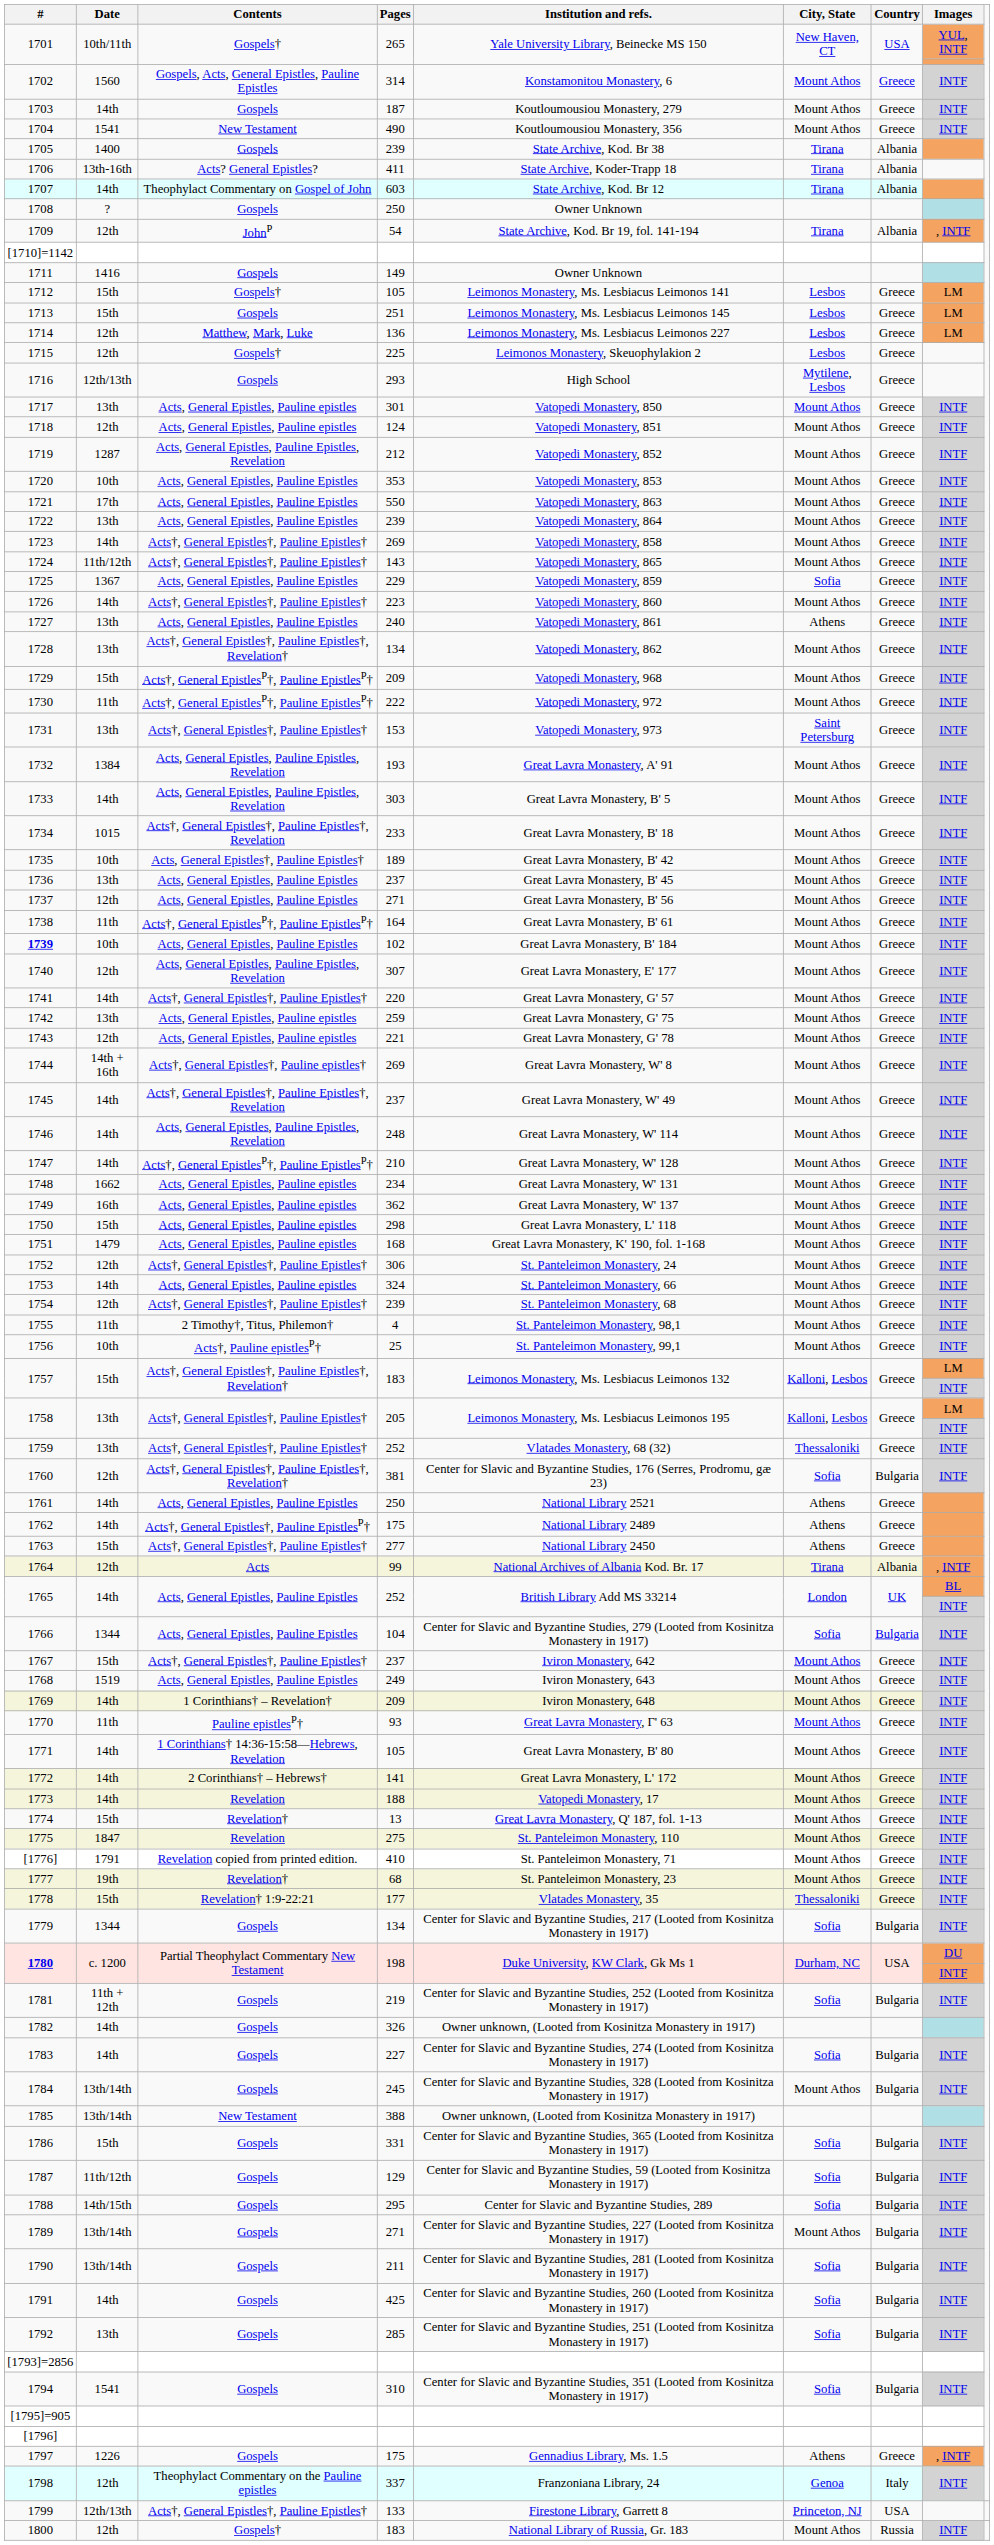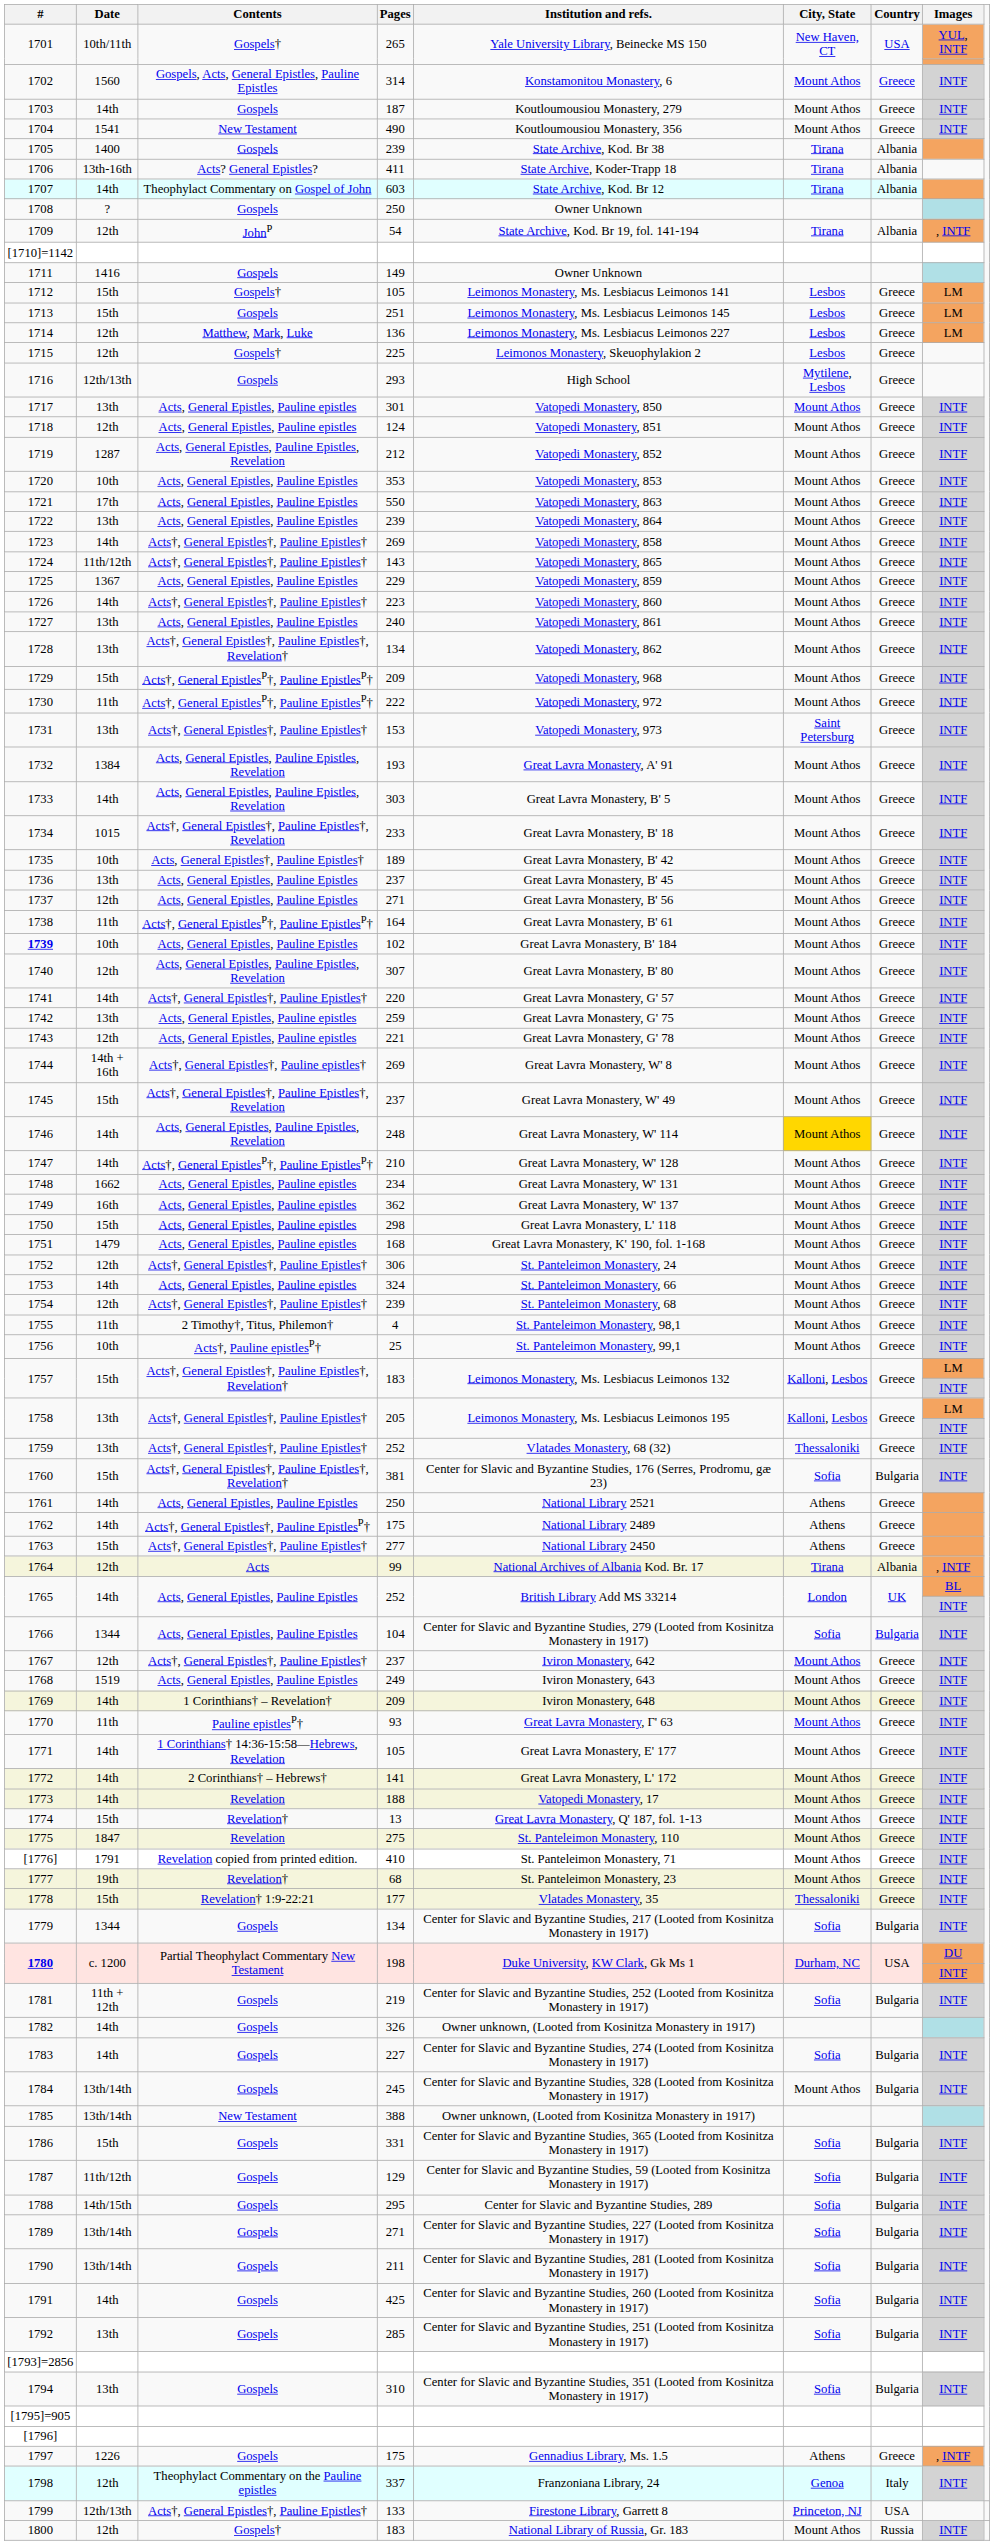(827, 581) Sofia -> (827, 581) Mount Athos
(827, 621) Athens -> (827, 621) Mount Athos
(598, 970) Great Lavra Monastery, E' 177 -> (598, 970) Great Lavra Monastery, B' 80
(107, 1099) 14th -> (107, 1099) 15th
(827, 1133) no background -> (827, 1133) gold background
(107, 1475) 12th -> (107, 1475) 15th
(107, 1660) 15th -> (107, 1660) 12th
(598, 1751) Great Lavra Monastery, B' 80 -> (598, 1751) Great Lavra Monastery, E' 177
(827, 2231) Mount Athos -> (827, 2231) Sofia
(107, 2389) 1541 -> (107, 2389) 13th
